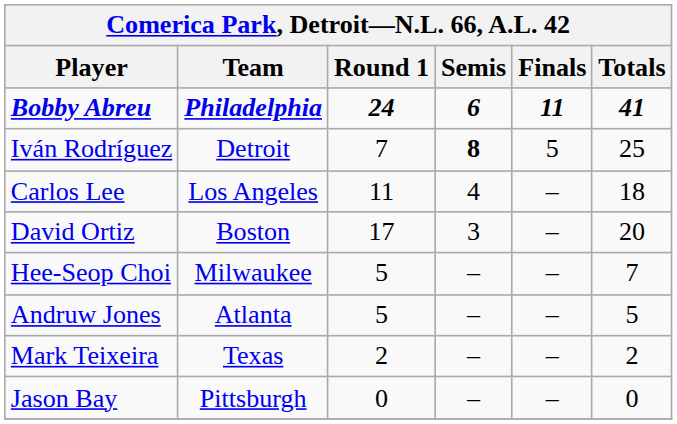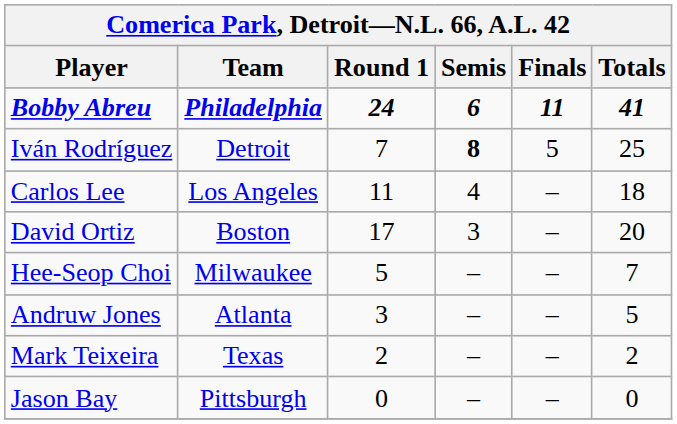(381, 314) 5 -> (381, 314) 3
